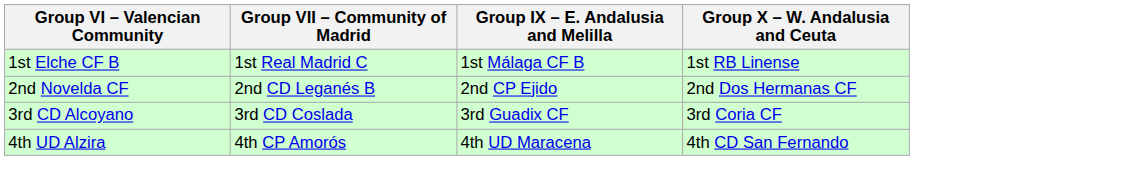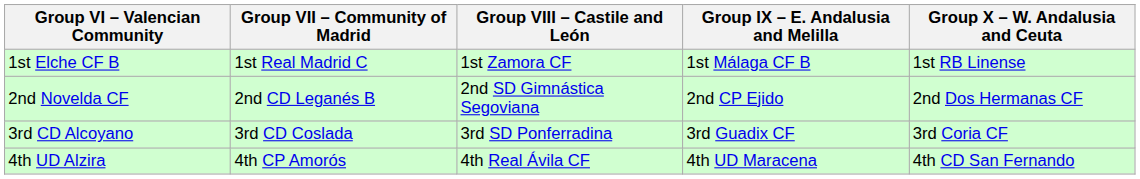+ column: (570, 27)
